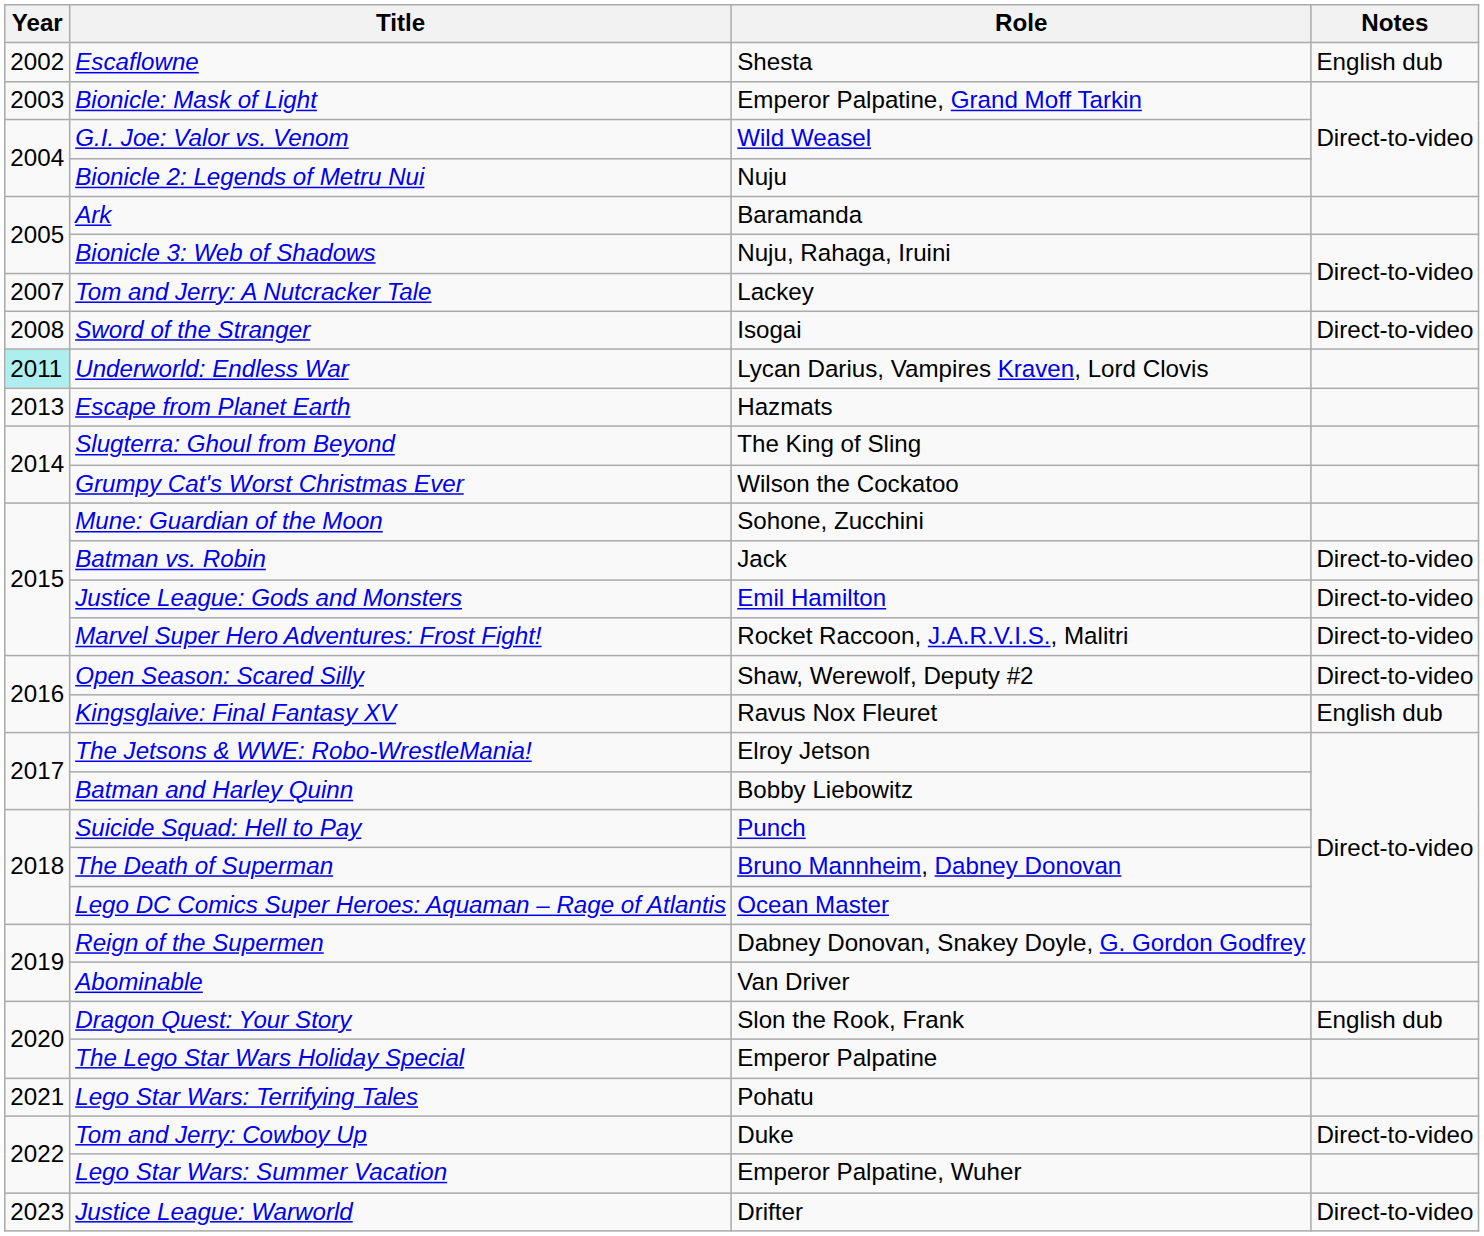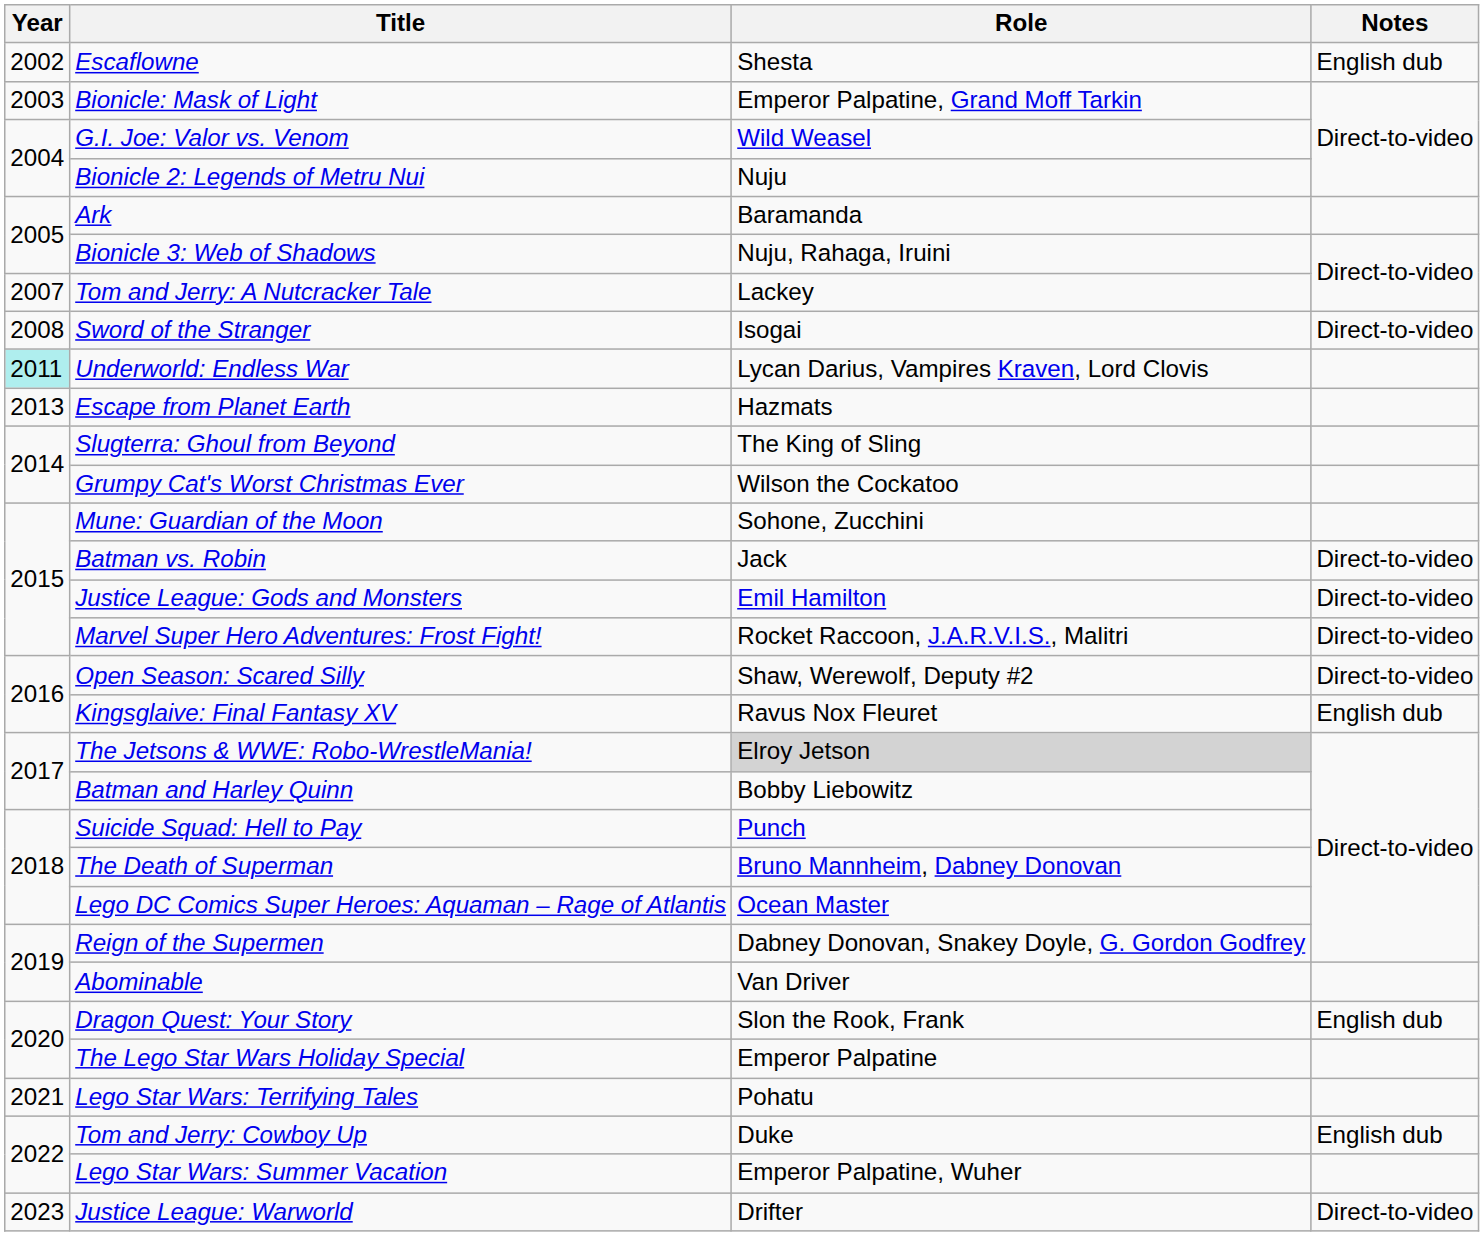(804, 751) no background -> (804, 751) lightgrey background
(1395, 1134) Direct-to-video -> (1380, 1134) English dub
